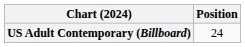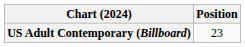(217, 33) 24 -> (217, 33) 23
